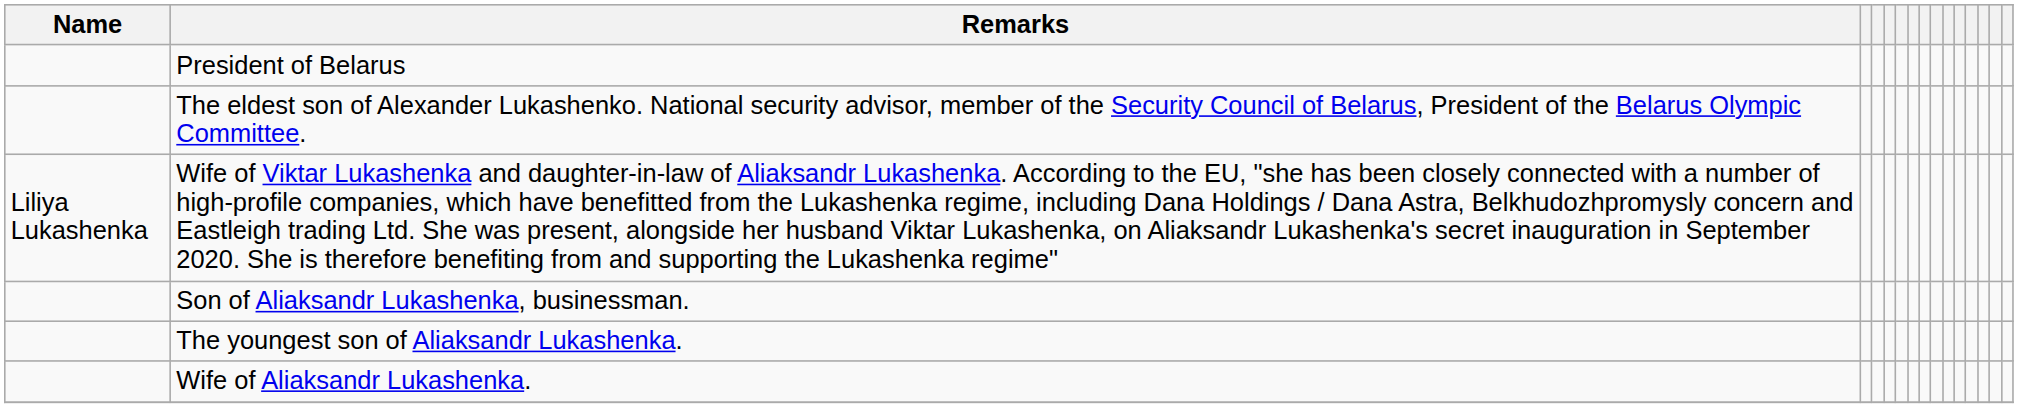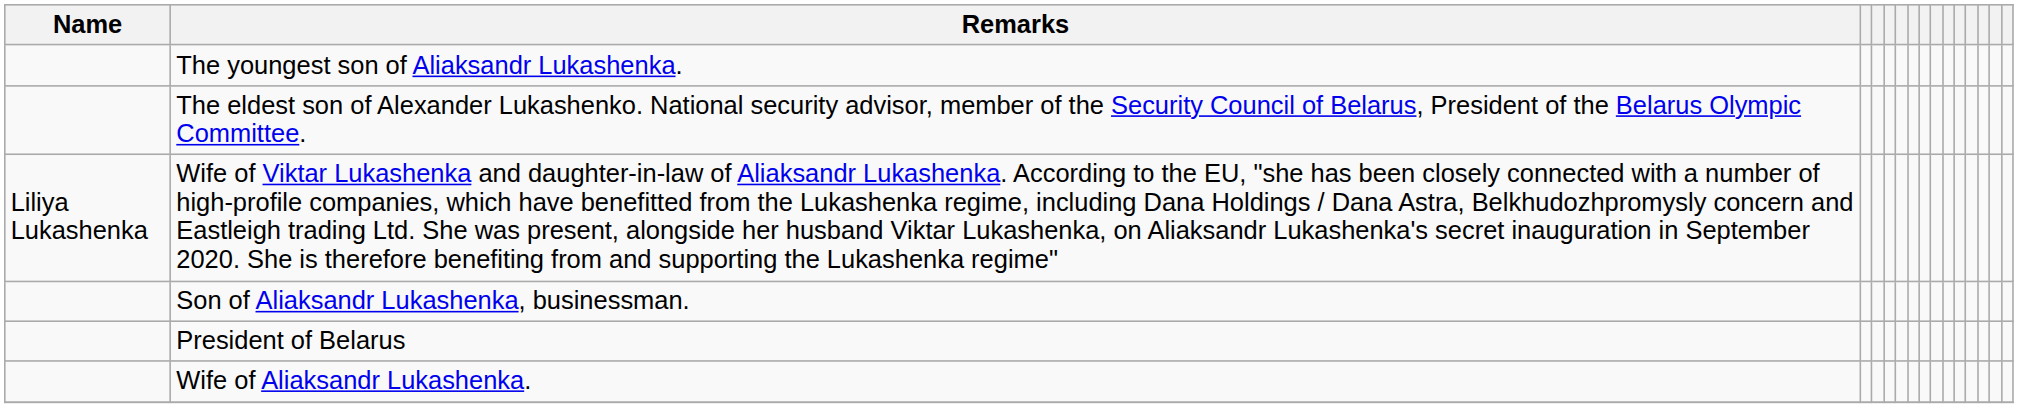rows swapped: (291, 65) <-> (429, 340)
